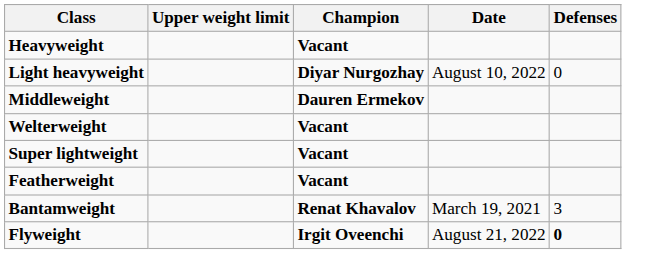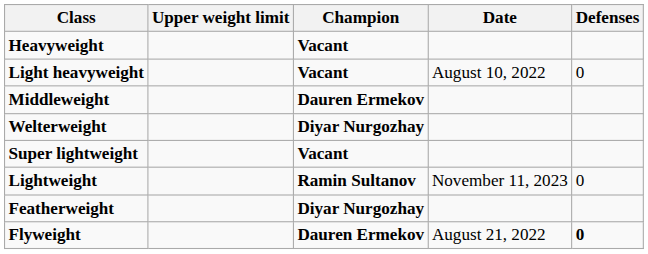(361, 72) Diyar Nurgozhay -> (323, 72) Vacant
(323, 126) Vacant -> (361, 126) Diyar Nurgozhay
+ row: (53, 180)
(323, 180) Vacant -> (361, 208) Diyar Nurgozhay
- row: (62, 208)
(350, 235) Irgit Oveenchi -> (361, 235) Dauren Ermekov
